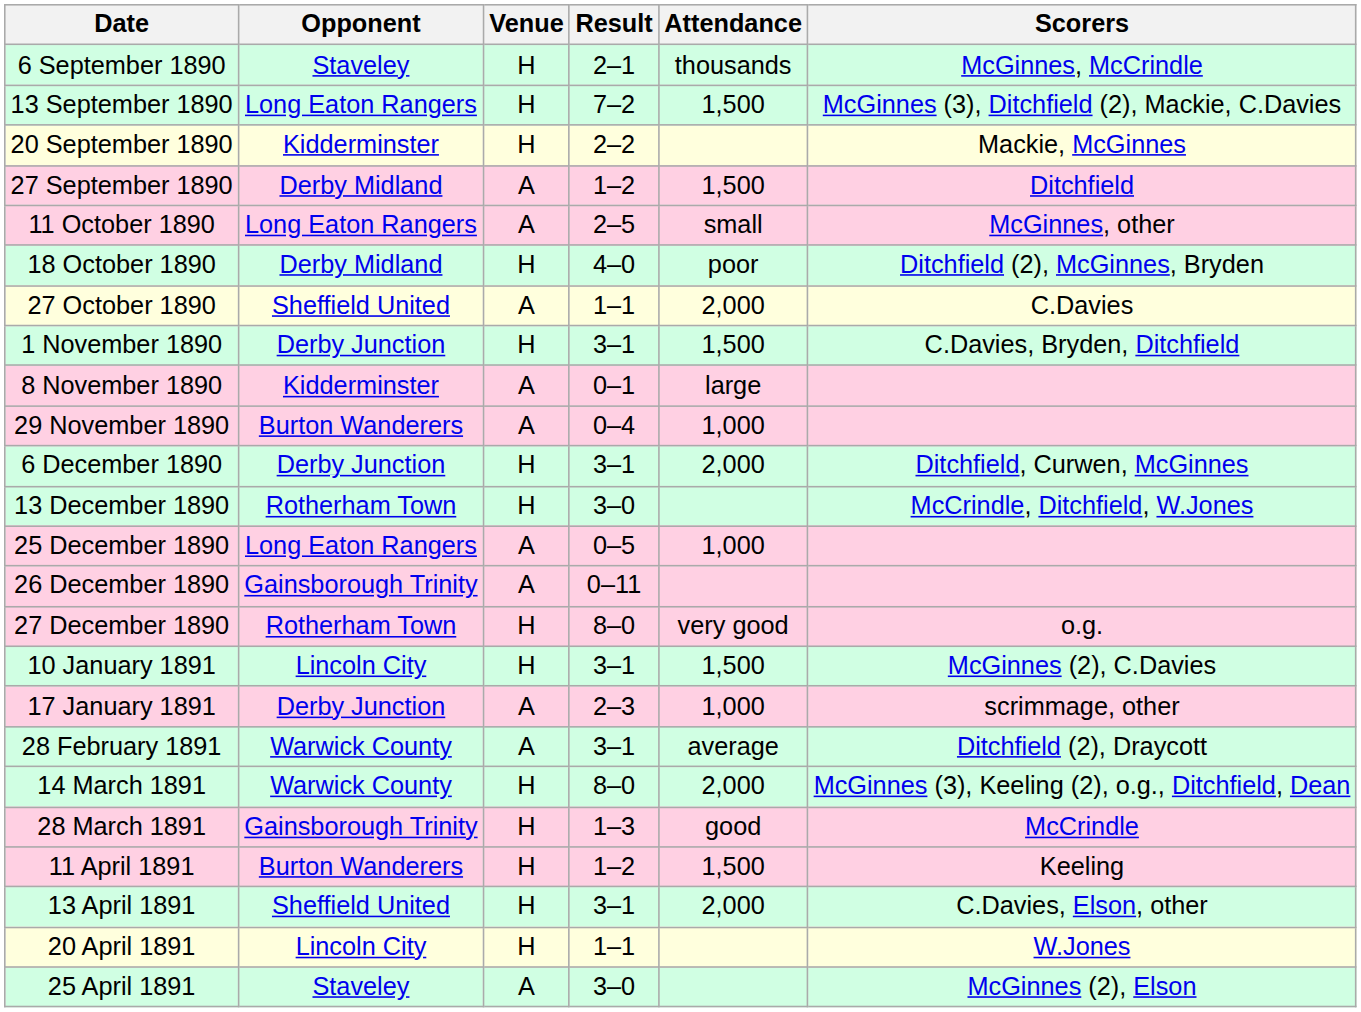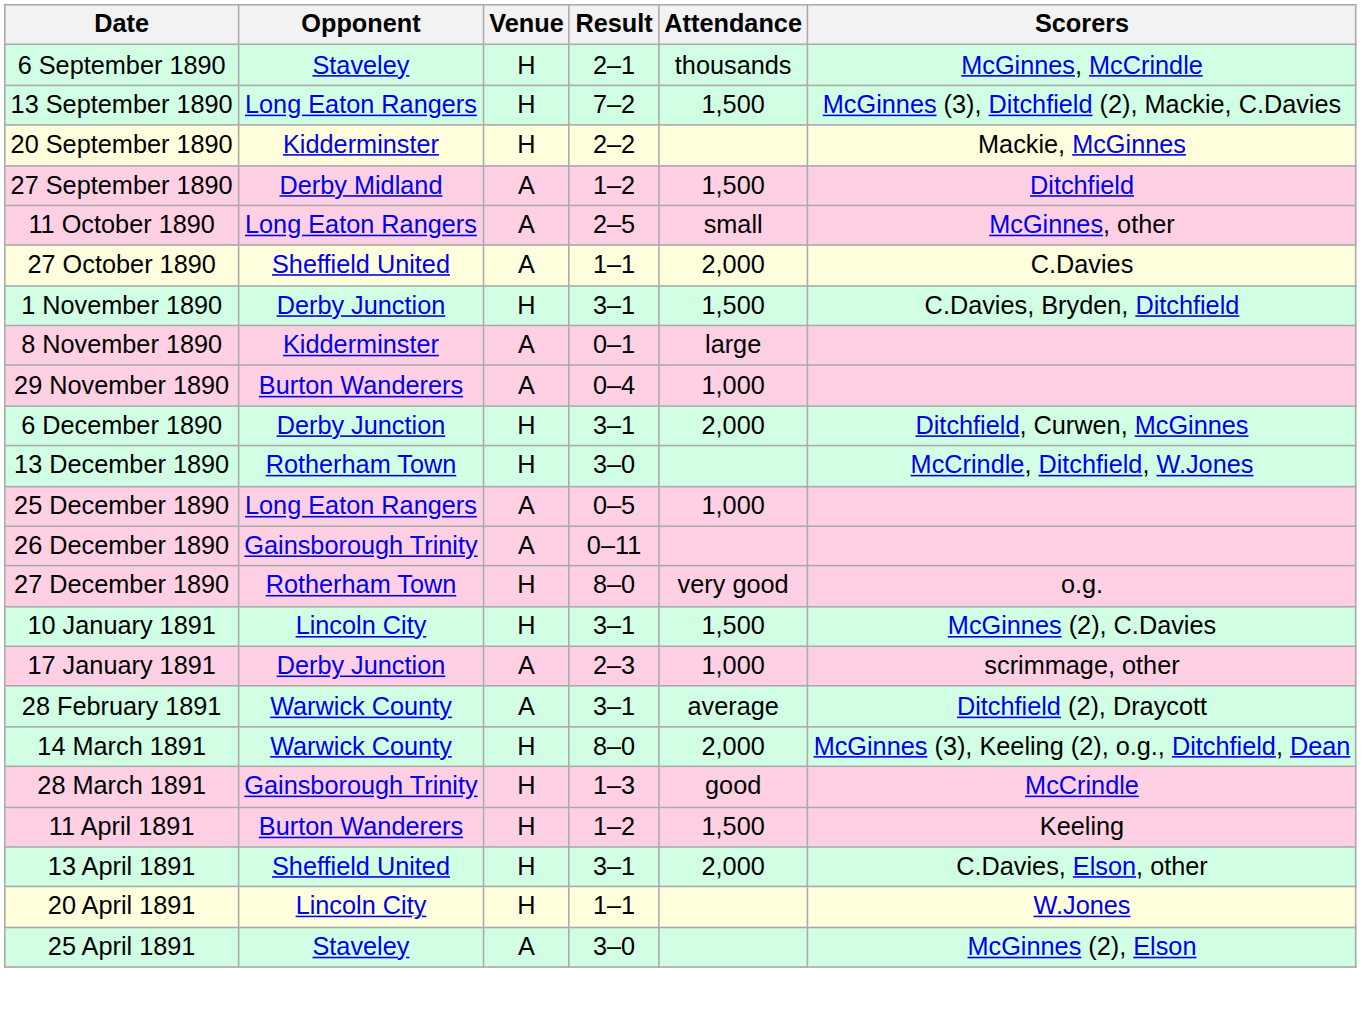- row: (122, 265)
